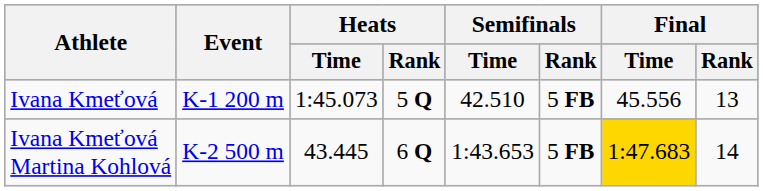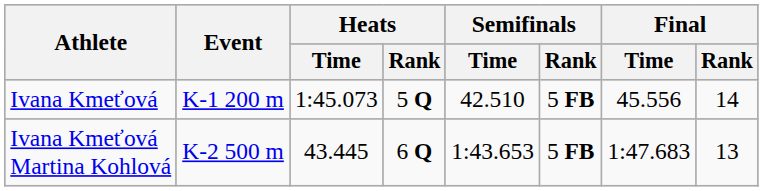(727, 99) 13 -> (727, 99) 14
(649, 152) gold background -> (649, 152) no background
(727, 152) 14 -> (727, 152) 13
